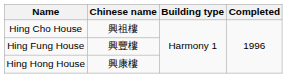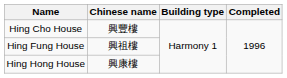(123, 28) 興祖樓 -> (123, 28) 興豐樓
(123, 46) 興豐樓 -> (123, 46) 興祖樓
